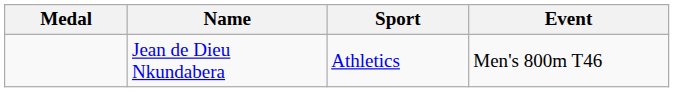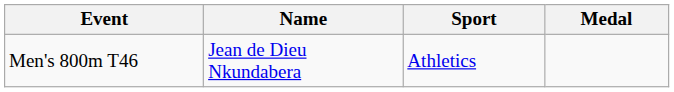columns swapped: (66, 19) <-> (568, 19)
